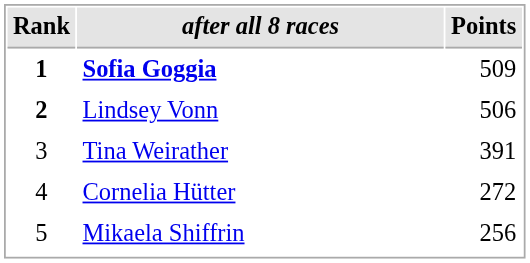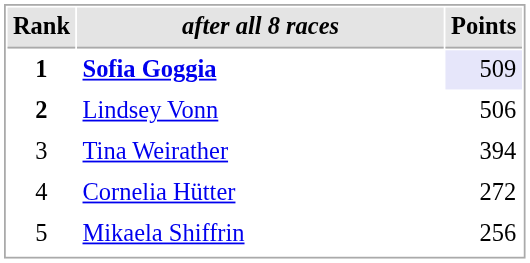(498, 69) no background -> (498, 69) lavender background
(498, 151) 391 -> (498, 151) 394
